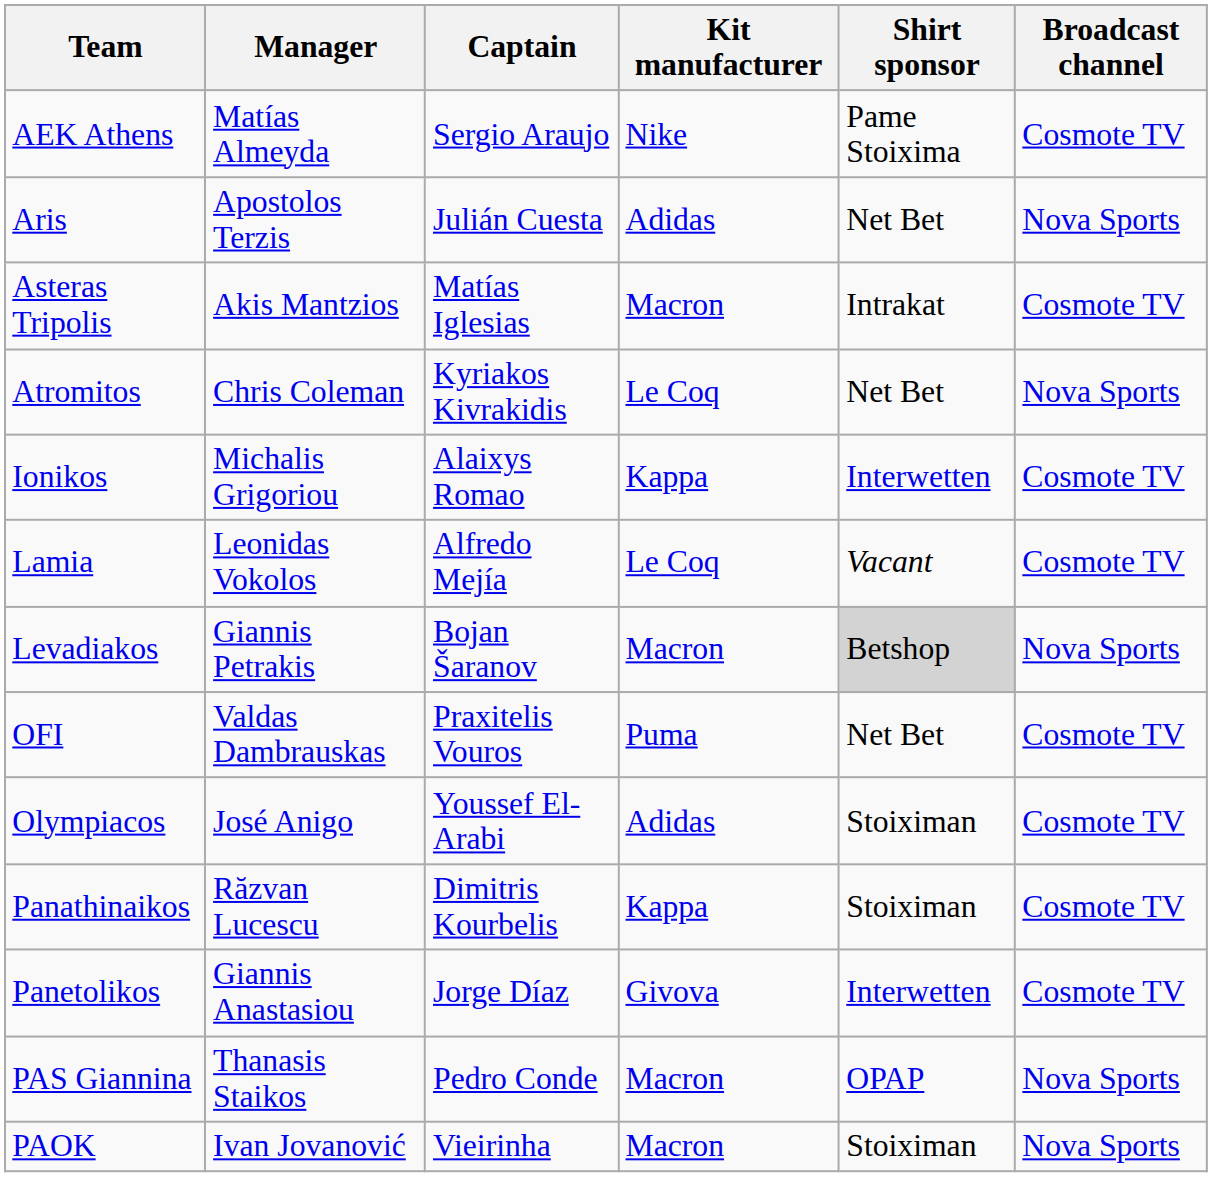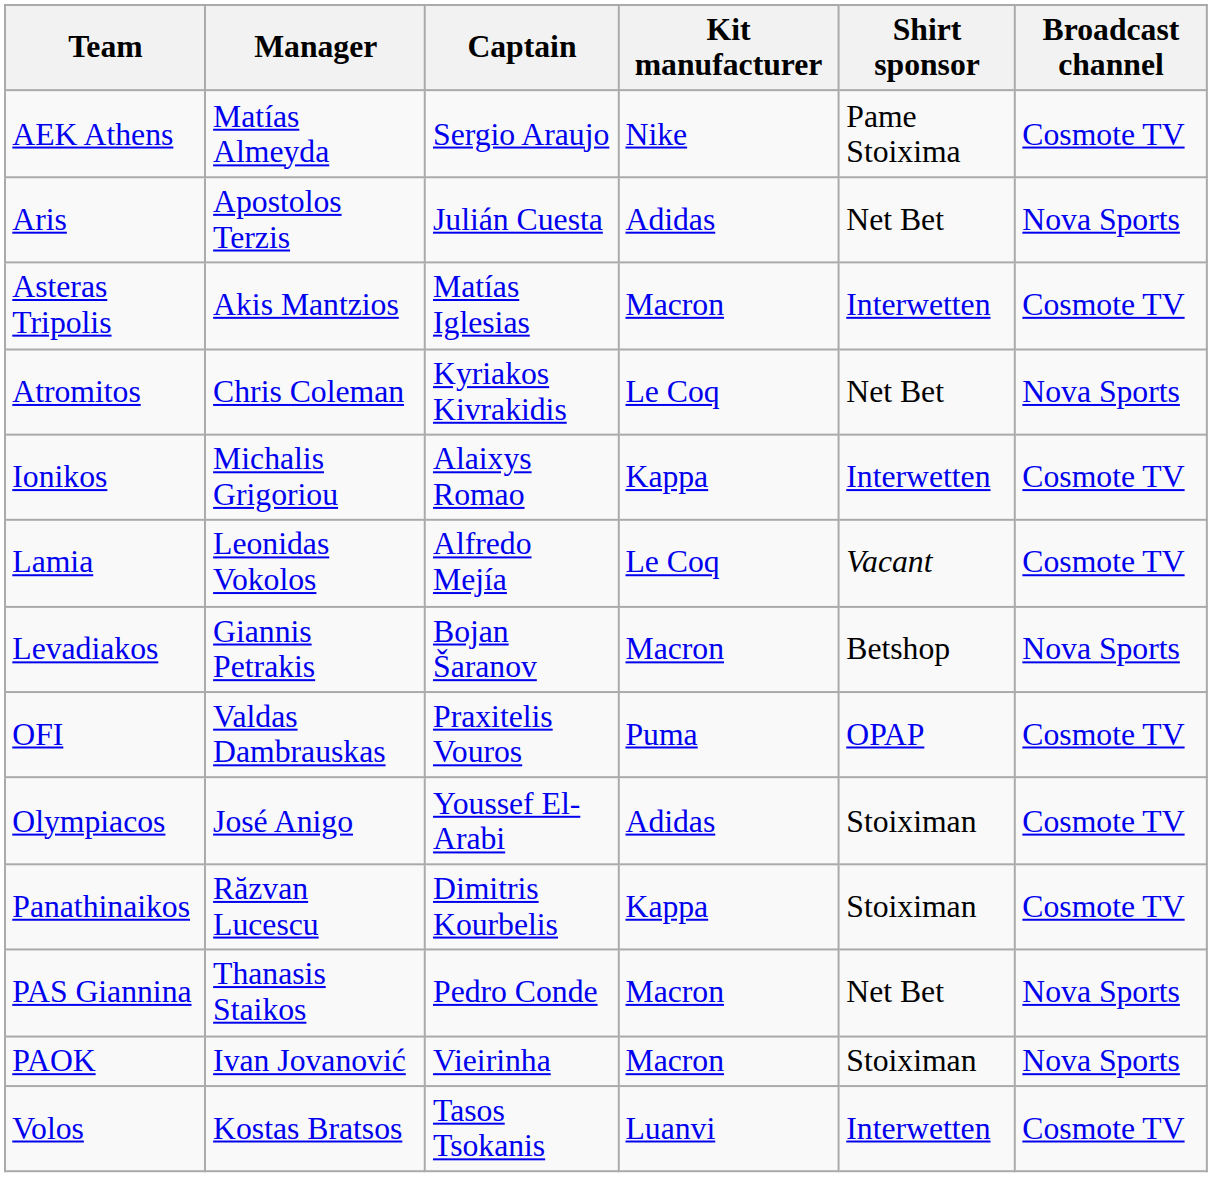(896, 305) Intrakat -> (918, 305) Interwetten
(898, 648) lightgrey background -> (898, 648) no background
(895, 734) Net Bet -> (885, 734) OPAP
- row: (86, 992)
(885, 1078) OPAP -> (895, 992) Net Bet
+ row: (48, 1128)
